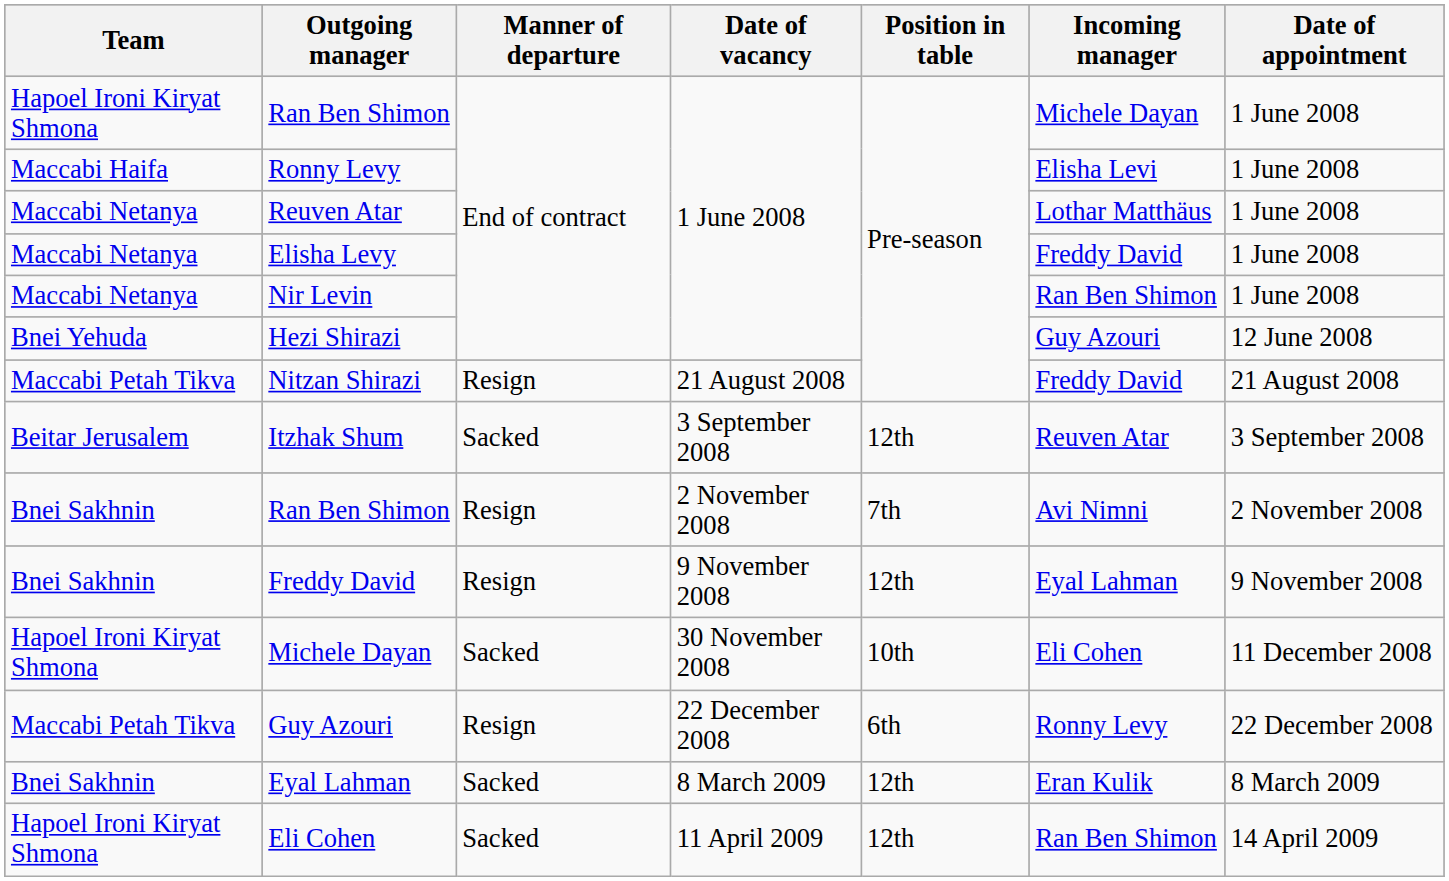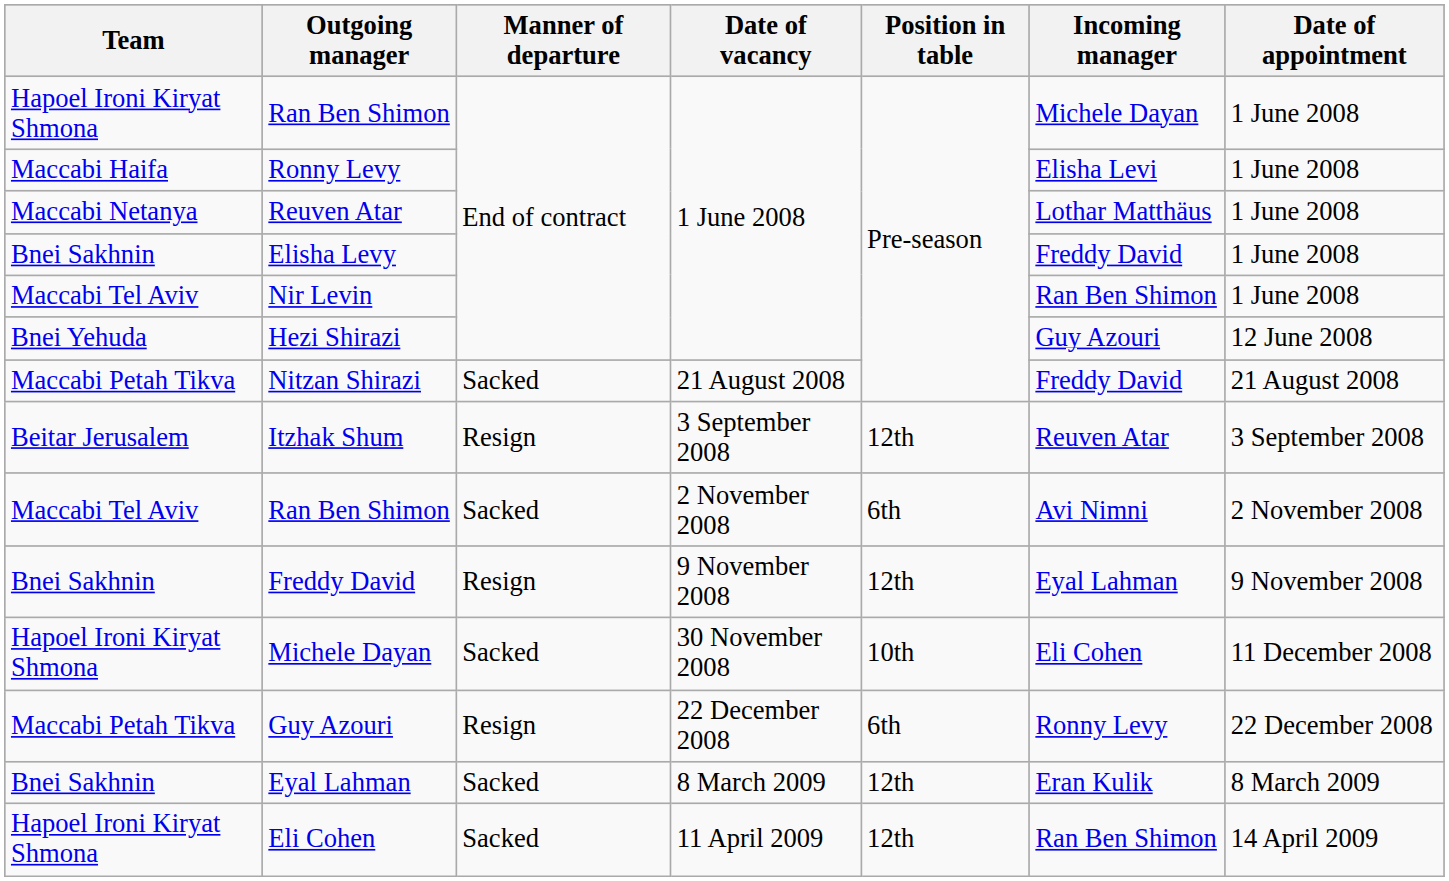(104, 253) Maccabi Netanya -> (83, 253) Bnei Sakhnin
(104, 295) Maccabi Netanya -> (105, 295) Maccabi Tel Aviv
(499, 380) Resign -> (501, 380) Sacked
(501, 437) Sacked -> (499, 437) Resign
(83, 509) Bnei Sakhnin -> (105, 509) Maccabi Tel Aviv
(499, 509) Resign -> (501, 509) Sacked
(884, 509) 7th -> (884, 509) 6th
